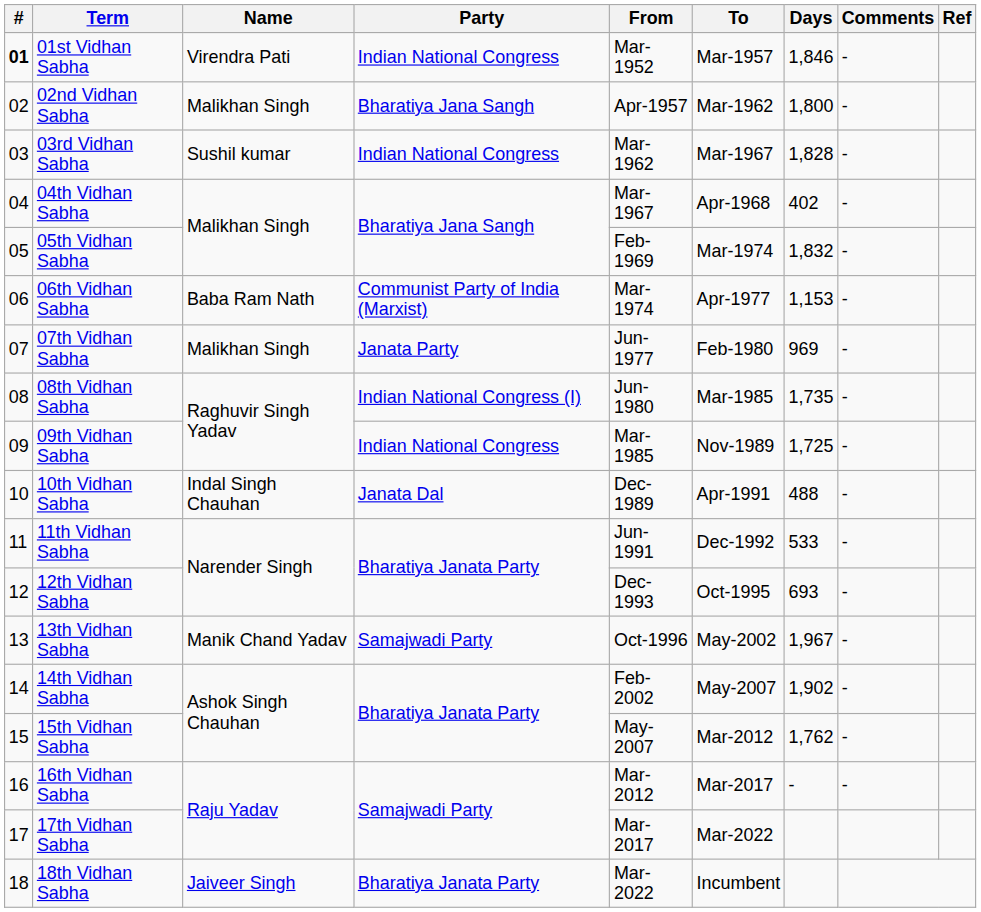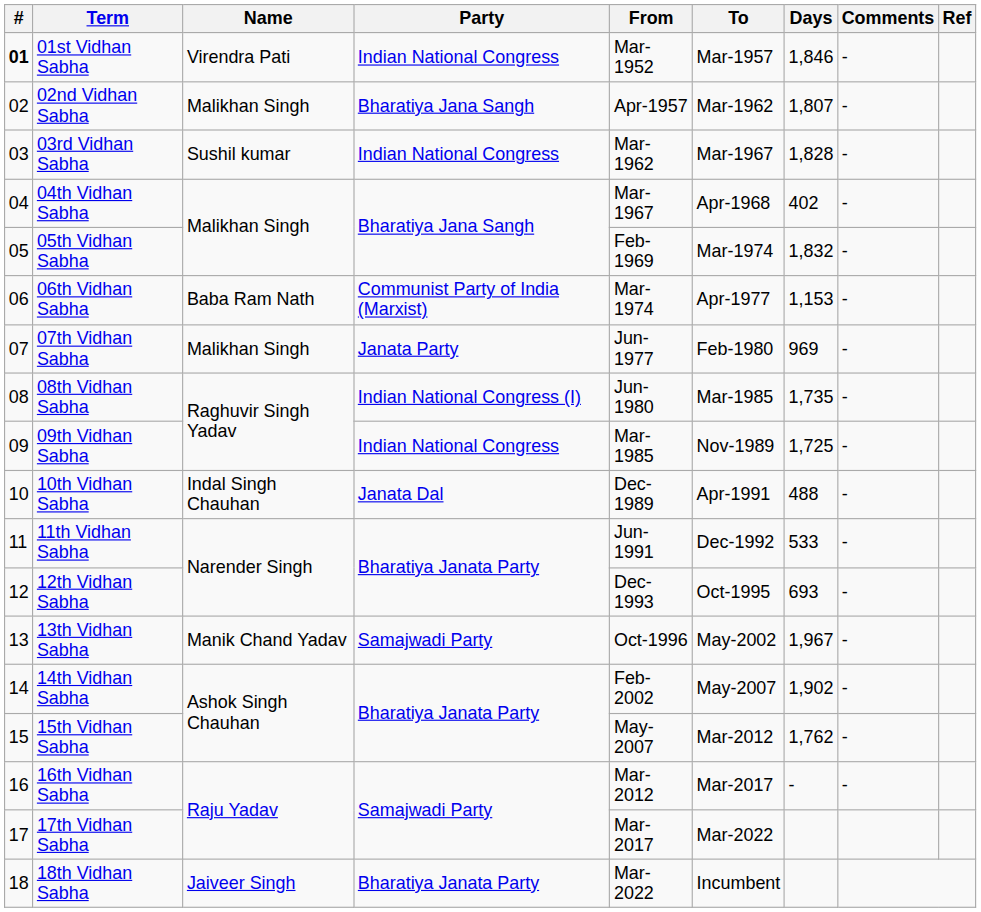(811, 105) 1,800 -> (811, 105) 1,807
